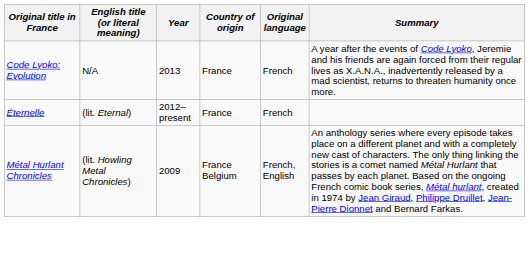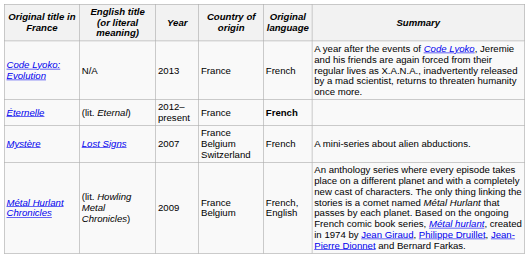(278, 112) normal -> (282, 112) bold
+ row: (24, 144)
